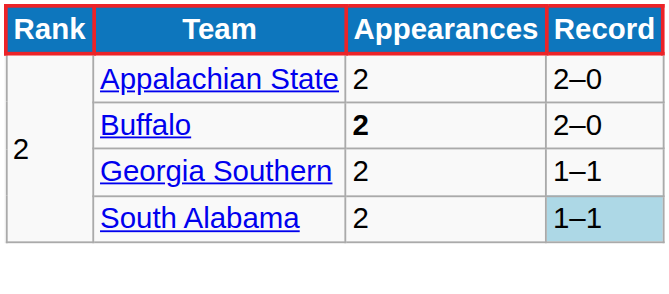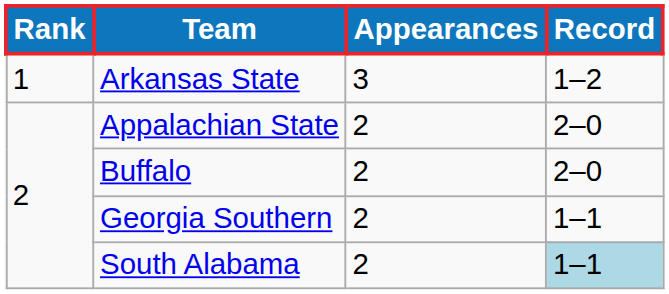+ row: (200, 78)
(361, 124) bold -> (361, 171) normal
